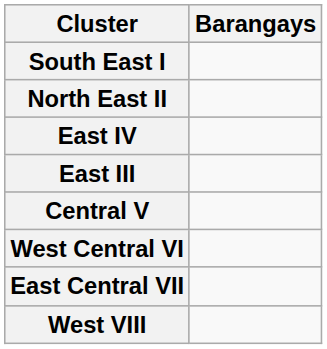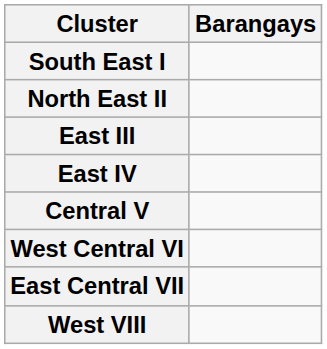rows swapped: (97, 174) <-> (97, 136)
